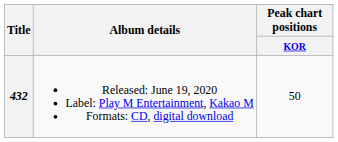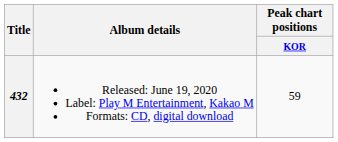(295, 96) 50 -> (295, 96) 59
